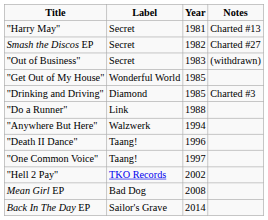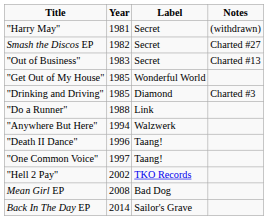columns swapped: (195, 12) <-> (145, 12)
(235, 28) Charted #13 -> (236, 28) (withdrawn)
(236, 61) (withdrawn) -> (235, 61) Charted #13
